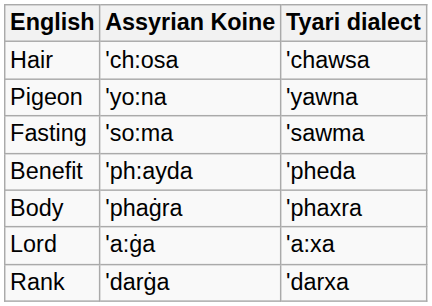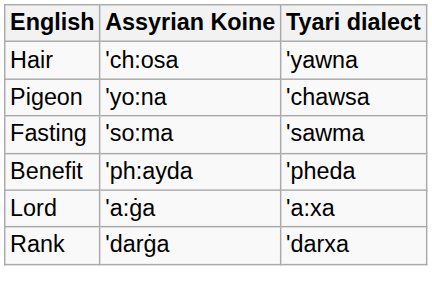(328, 60) 'chawsa -> (322, 60) 'yawna
(322, 97) 'yawna -> (328, 97) 'chawsa
- row: (37, 208)
